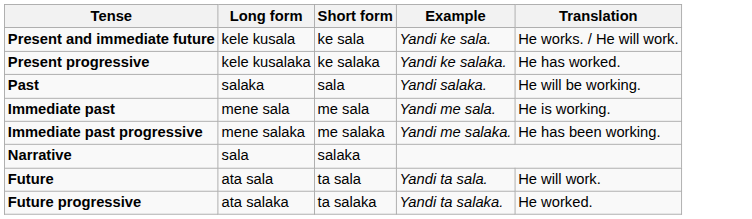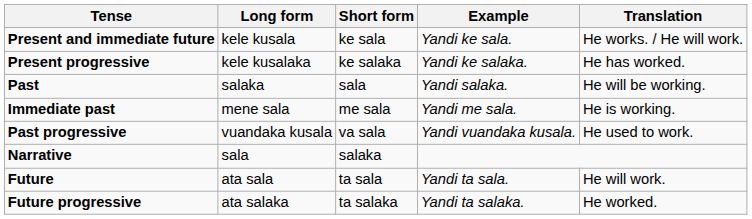- row: (105, 132)
+ row: (67, 132)
